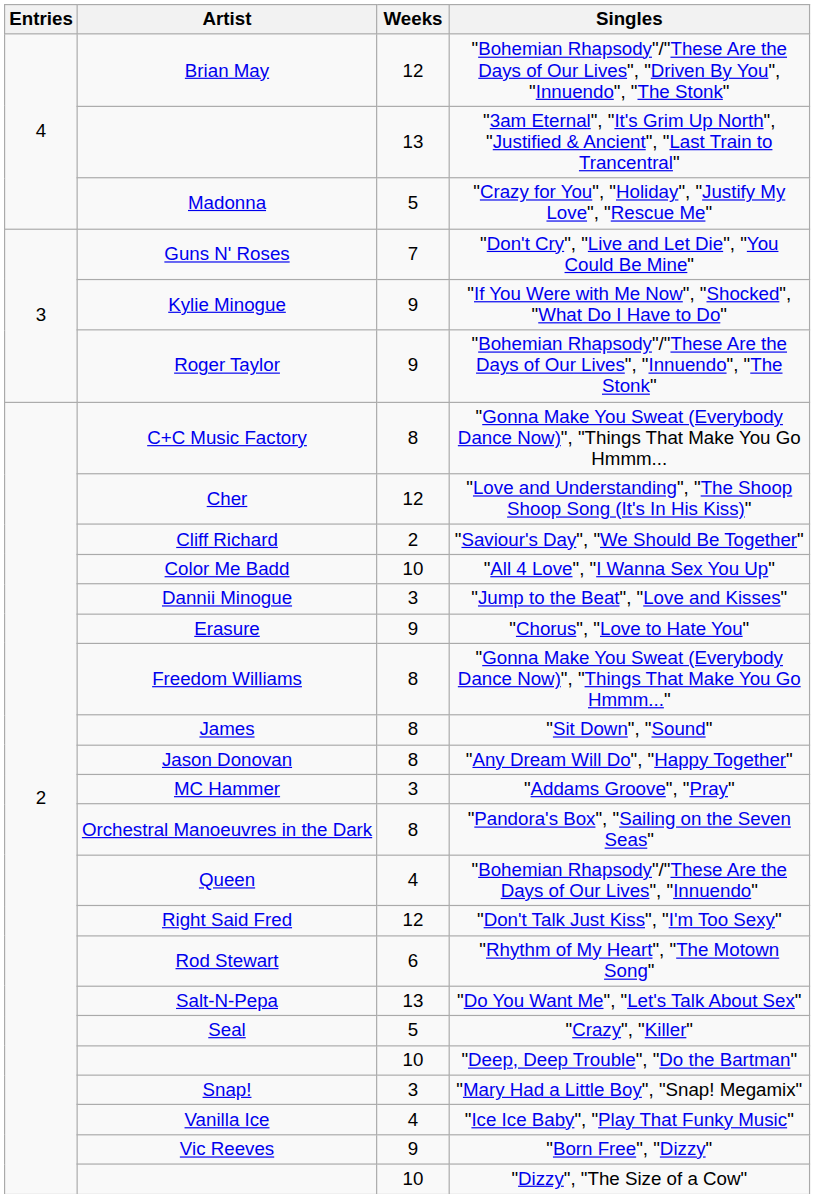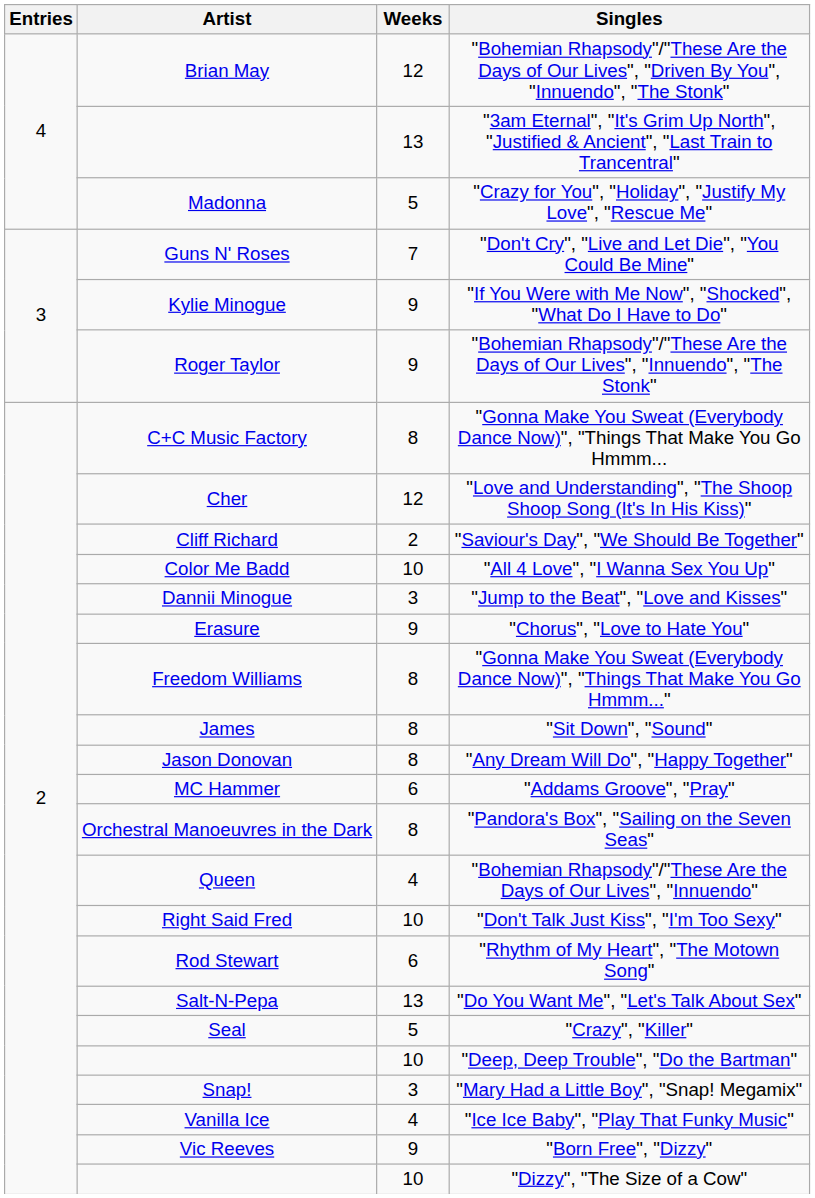(413, 789) 3 -> (413, 789) 6
(413, 920) 12 -> (413, 920) 10
